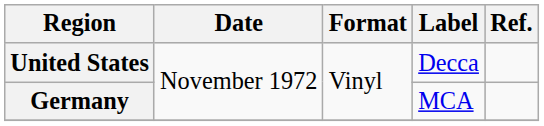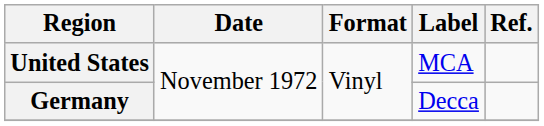(449, 62) Decca -> (446, 62) MCA
(446, 100) MCA -> (449, 100) Decca
